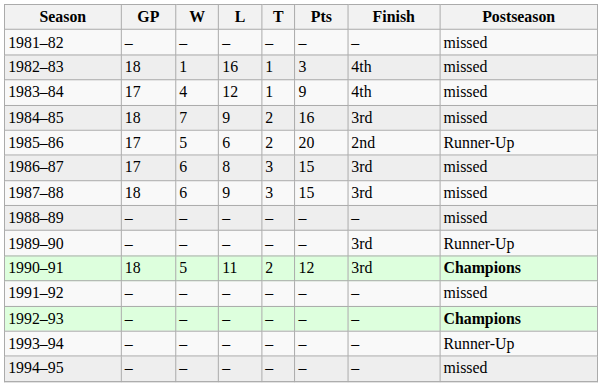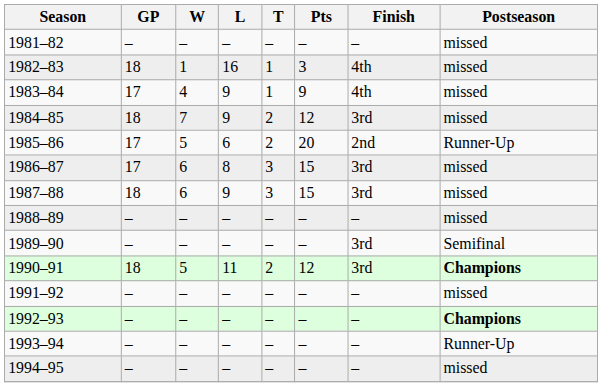(230, 92) 12 -> (226, 92) 9
(306, 117) 16 -> (306, 117) 12
(479, 243) Runner-Up -> (474, 243) Semifinal
